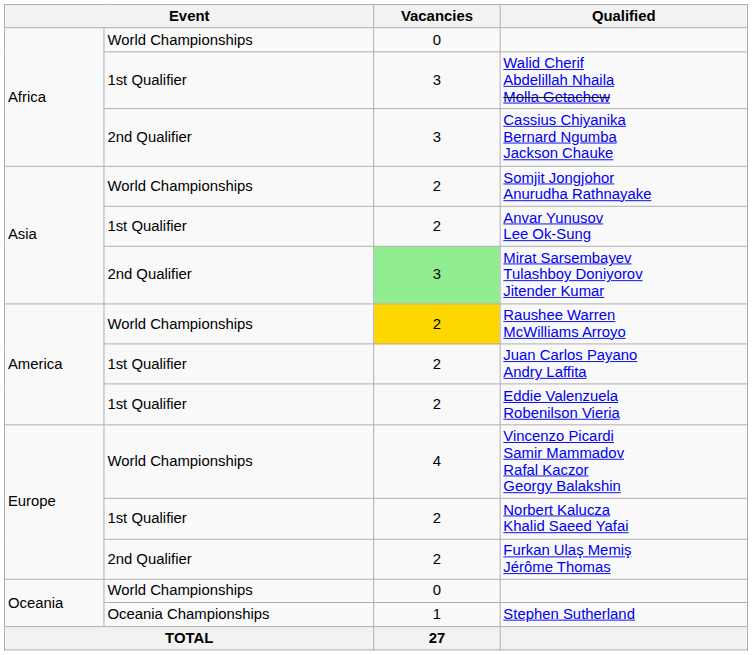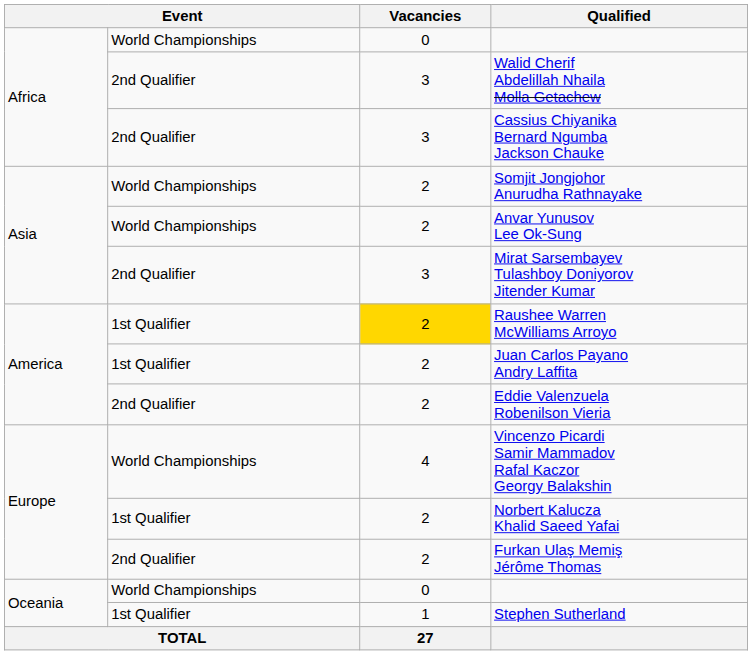(147, 80) 1st Qualifier -> (153, 80) 2nd Qualifier
(147, 226) 1st Qualifier -> (184, 226) World Championships
(437, 275) lightgreen background -> (425, 275) no background
(180, 323) World Championships -> (151, 323) 1st Qualifier
(147, 404) 1st Qualifier -> (153, 404) 2nd Qualifier
(188, 614) Oceania Championships -> (151, 614) 1st Qualifier
